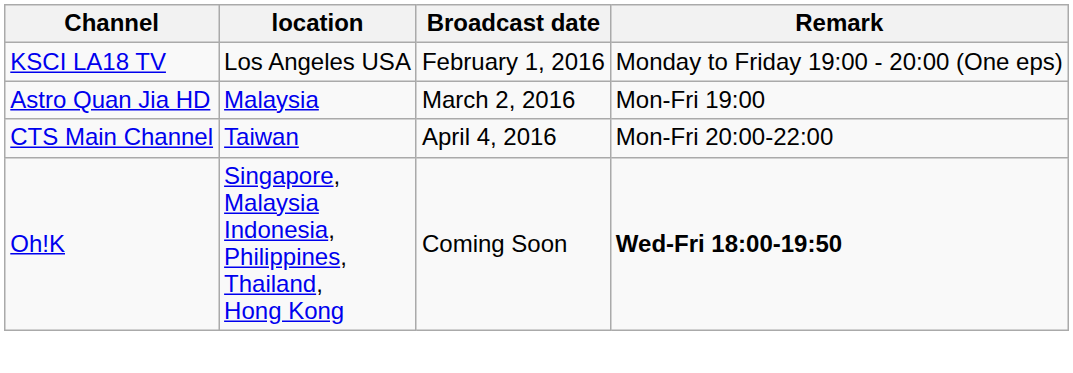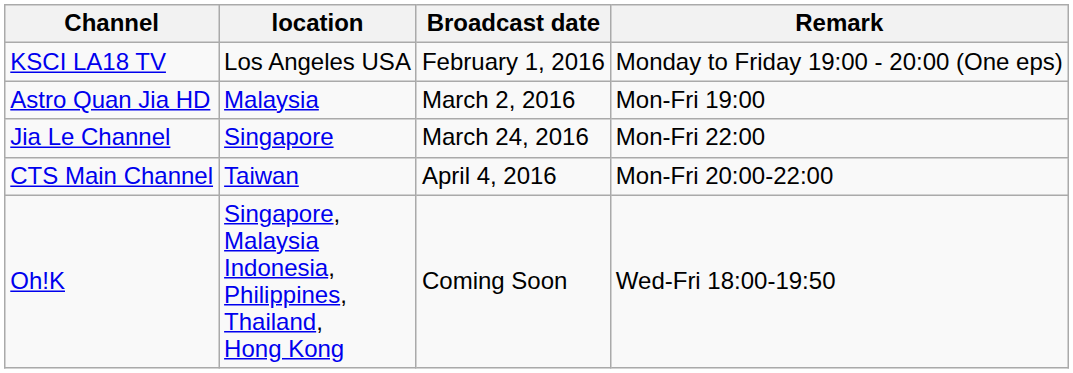+ row: (90, 137)
(729, 243) bold -> (726, 281) normal
